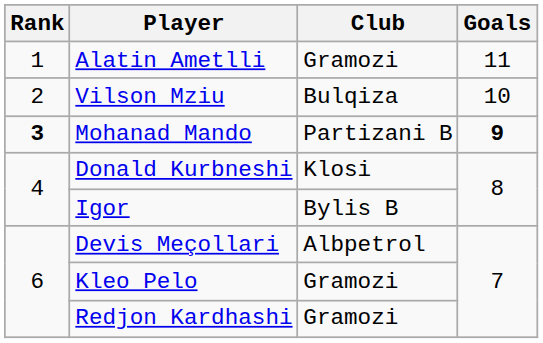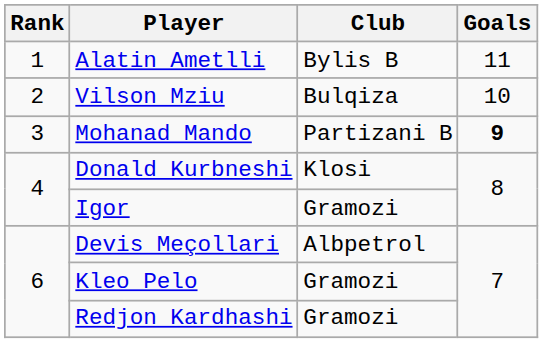(351, 60) Gramozi -> (351, 60) Bylis B
(37, 134) bold -> (37, 134) normal
(351, 208) Bylis B -> (351, 208) Gramozi
